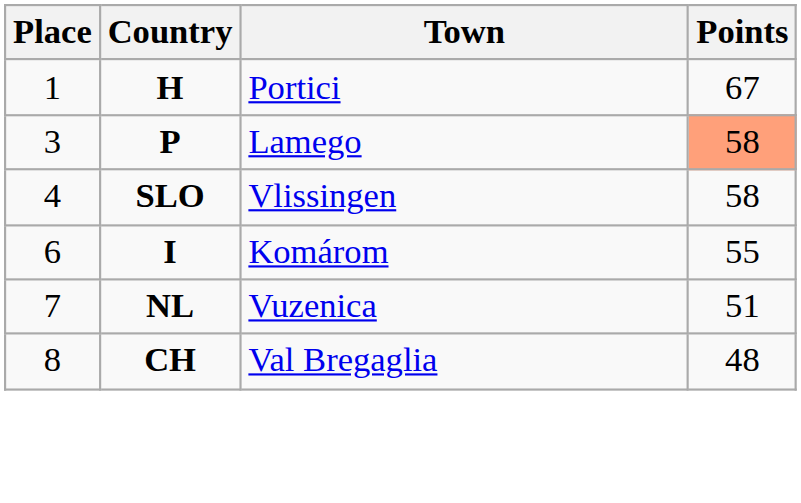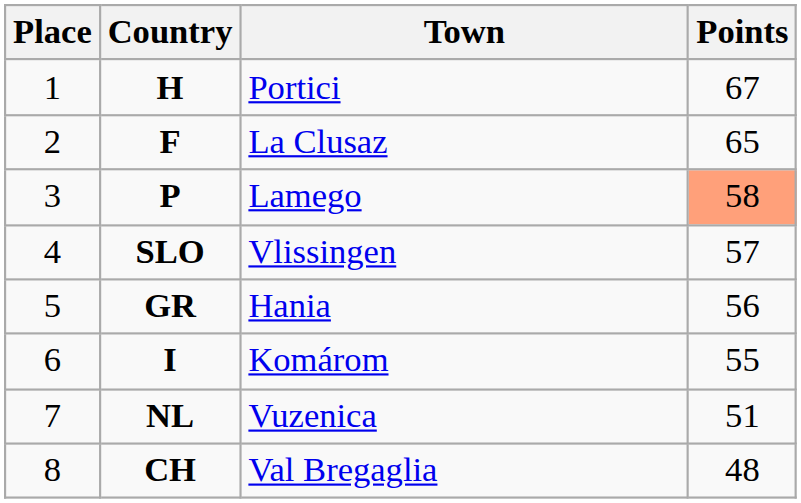+ row: (170, 141)
(742, 196) 58 -> (742, 251) 57
+ row: (170, 305)
